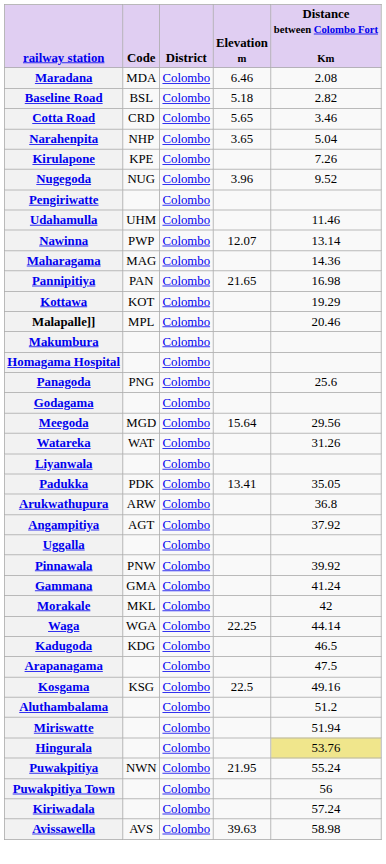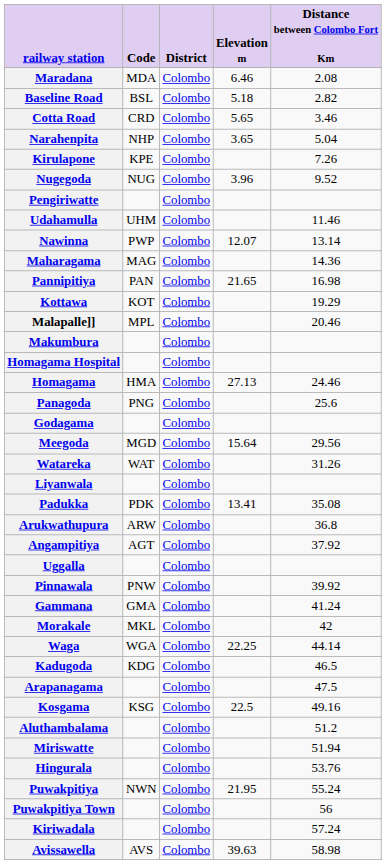+ row: (64, 382)
(326, 484) 35.05 -> (326, 504) 35.08
(326, 748) khaki background -> (326, 768) no background
